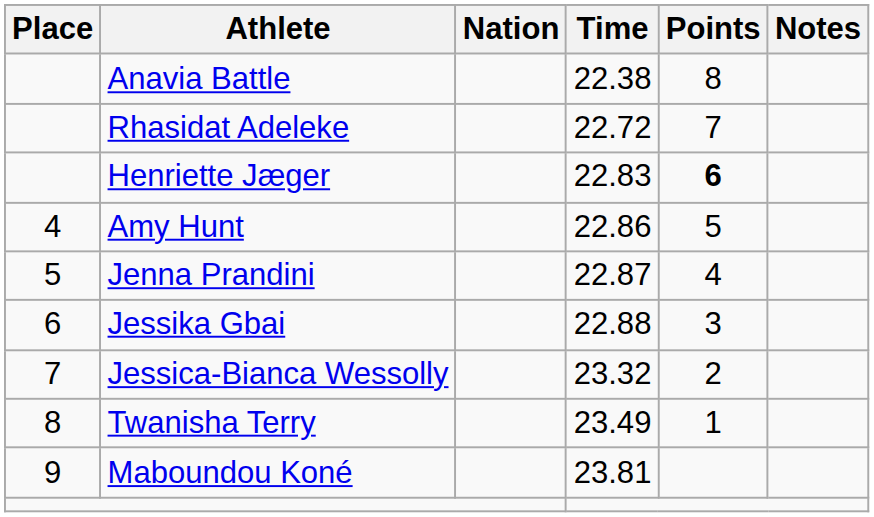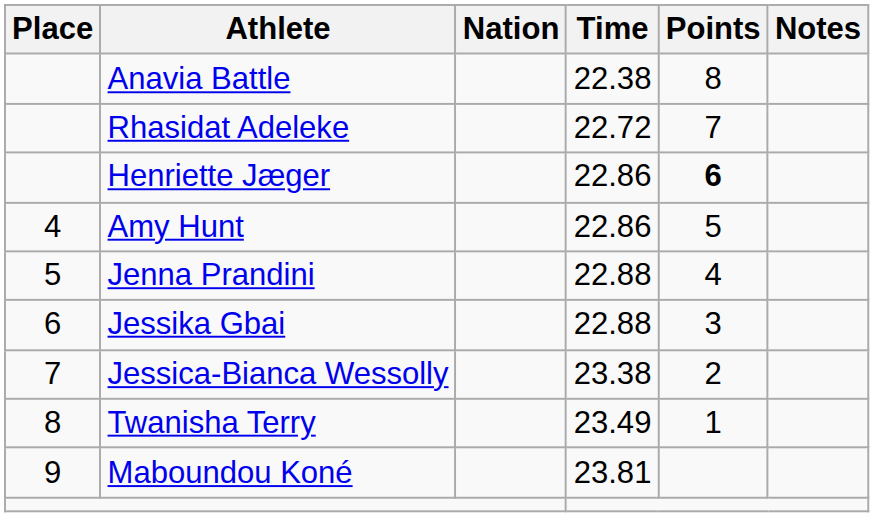(613, 176) 22.83 -> (613, 176) 22.86
(613, 275) 22.87 -> (613, 275) 22.88
(613, 373) 23.32 -> (613, 373) 23.38
